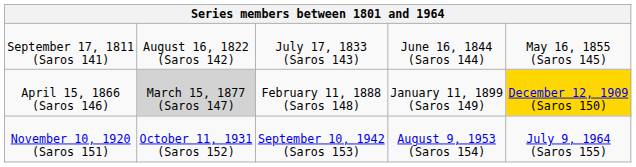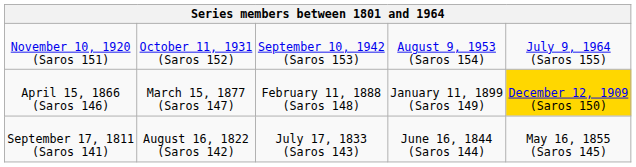rows swapped: (71, 53) <-> (71, 145)
(196, 99) lightgrey background -> (196, 99) no background
